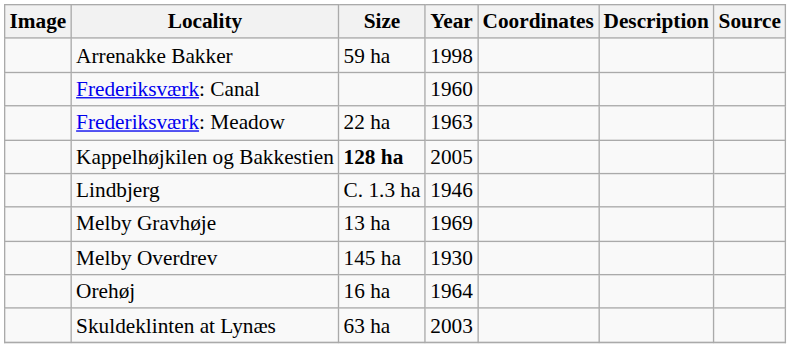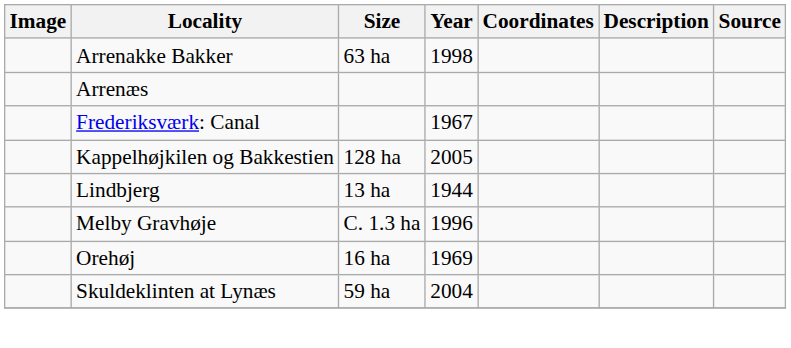(367, 55) 59 ha -> (367, 55) 63 ha
+ row: (112, 88)
(452, 88) 1960 -> (452, 122) 1967
- row: (180, 122)
(373, 156) bold -> (372, 156) normal
(382, 190) C. 1.3 ha -> (367, 190) 13 ha
(452, 190) 1946 -> (452, 190) 1944
(367, 223) 13 ha -> (382, 223) C. 1.3 ha
(452, 223) 1969 -> (452, 223) 1996
- row: (147, 257)
(452, 291) 1964 -> (452, 257) 1969
(367, 325) 63 ha -> (367, 291) 59 ha
(452, 325) 2003 -> (452, 291) 2004
